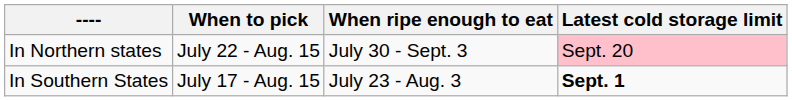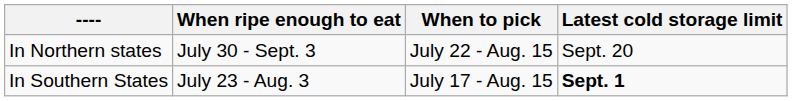columns swapped: (248, 19) <-> (441, 19)
(597, 50) pink background -> (597, 50) no background
